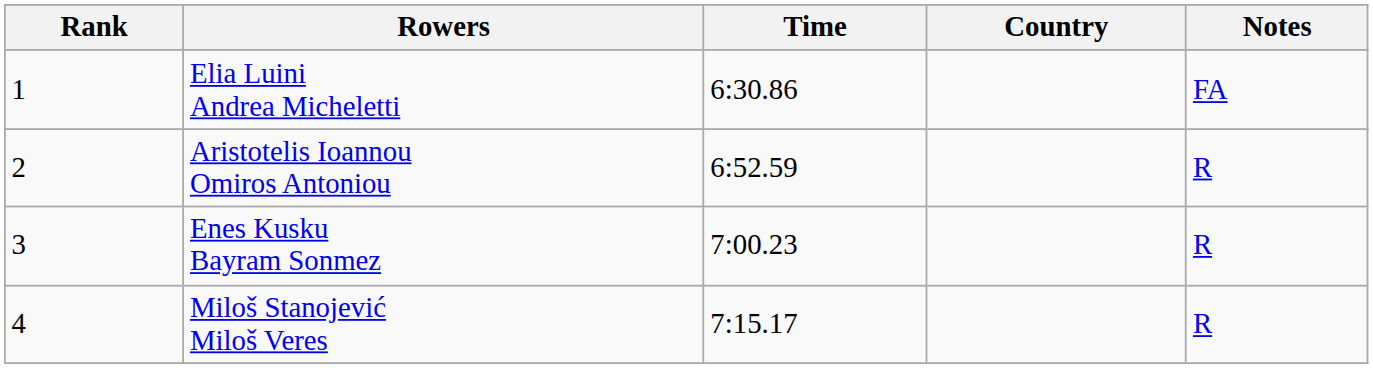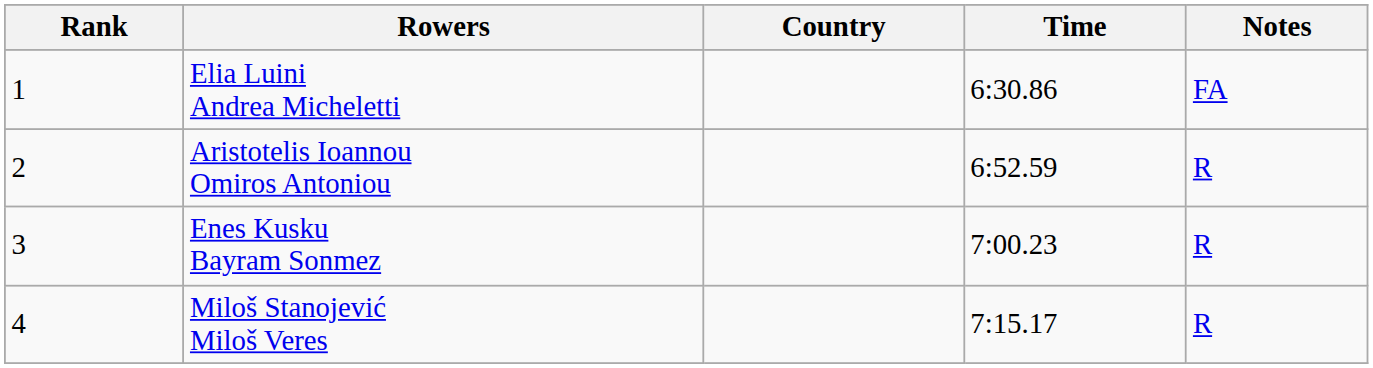columns swapped: (1056, 27) <-> (815, 27)
